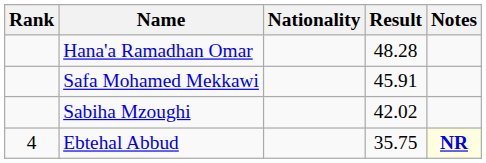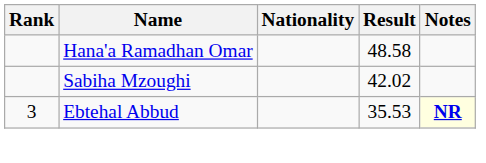(396, 50) 48.28 -> (389, 50) 48.58
- row: (161, 81)
(32, 142) 4 -> (32, 111) 3
(396, 142) 35.75 -> (389, 111) 35.53
